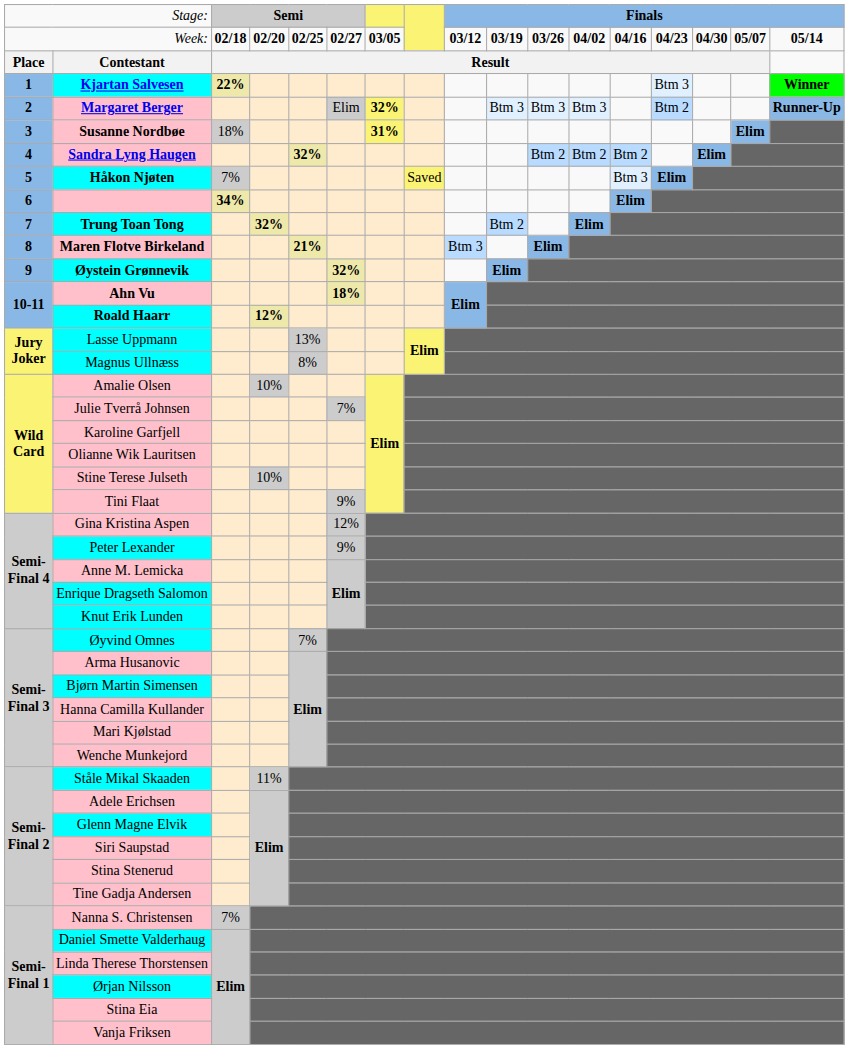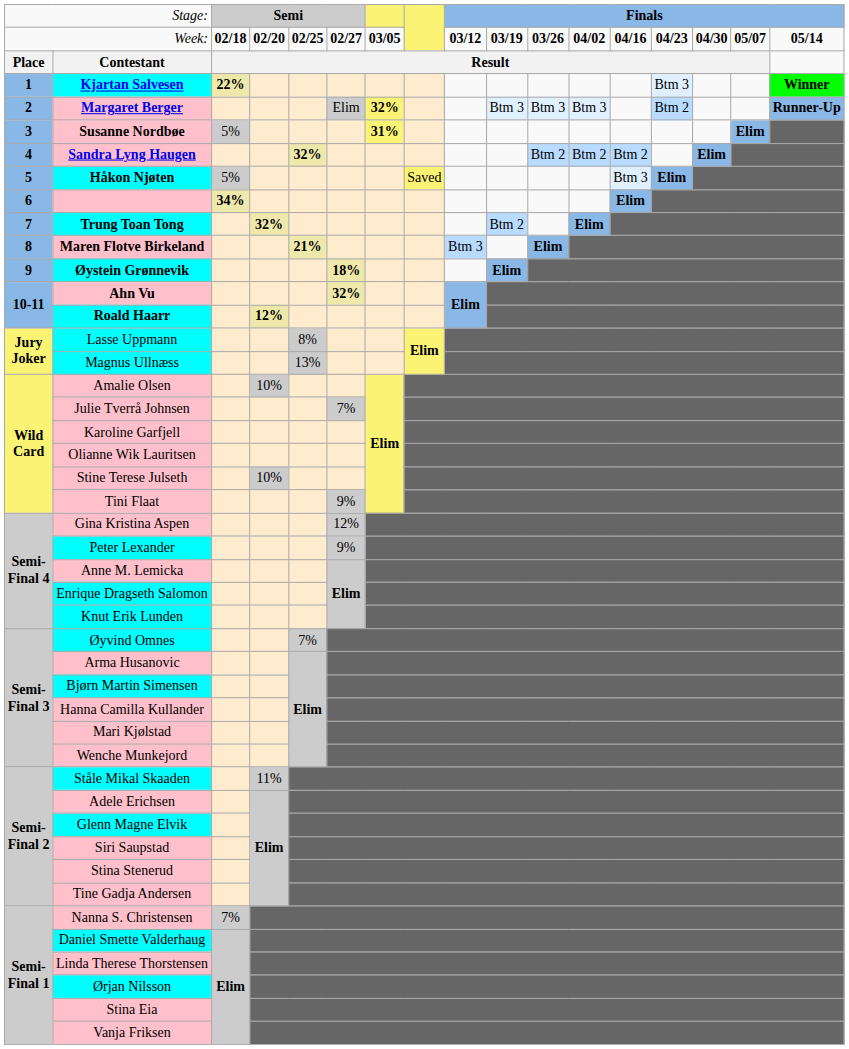(231, 131) 18% -> (231, 131) 5%
(231, 177) 7% -> (231, 177) 5%
(346, 269) 32% -> (346, 269) 18%
(346, 292) 18% -> (346, 292) 32%
(308, 339) 13% -> (308, 339) 8%
(308, 362) 8% -> (308, 362) 13%
